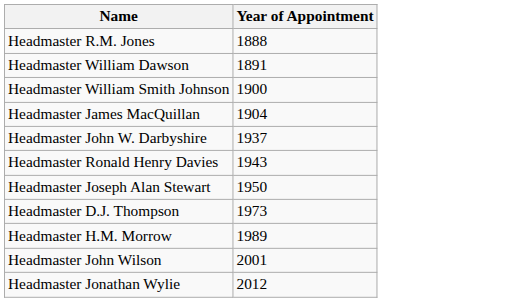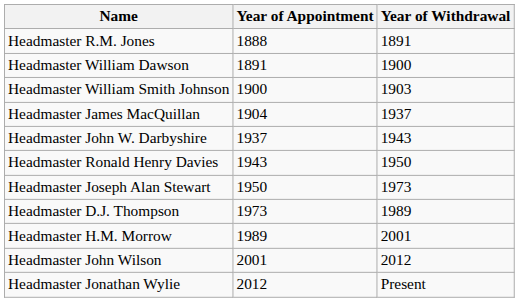+ column: (446, 16)
